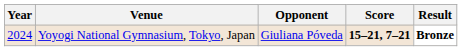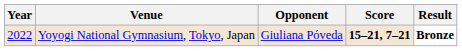(20, 35) 2024 -> (20, 35) 2022
